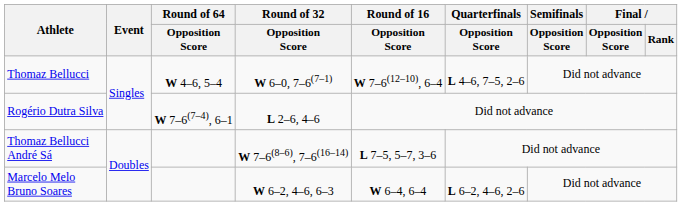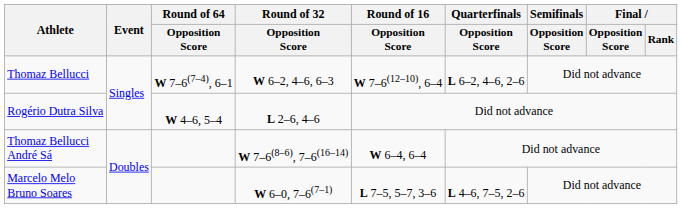(194, 83) W 4–6, 5–4 -> (194, 82) W 7–6(7–4), 6–1
(293, 82) W 6–0, 7–6(7–1) -> (293, 82) W 6–2, 4–6, 6–3
(486, 82) L 4–6, 7–5, 2–6 -> (486, 82) L 6–2, 4–6, 2–6
(194, 119) W 7–6(7–4), 6–1 -> (194, 120) W 4–6, 5–4
(398, 156) L 7–5, 5–7, 3–6 -> (398, 156) W 6–4, 6–4
(293, 191) W 6–2, 4–6, 6–3 -> (293, 192) W 6–0, 7–6(7–1)
(398, 191) W 6–4, 6–4 -> (398, 192) L 7–5, 5–7, 3–6
(486, 191) L 6–2, 4–6, 2–6 -> (486, 192) L 4–6, 7–5, 2–6
